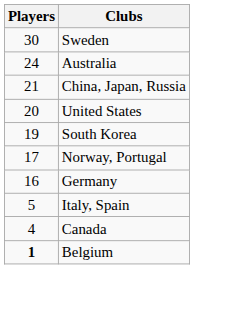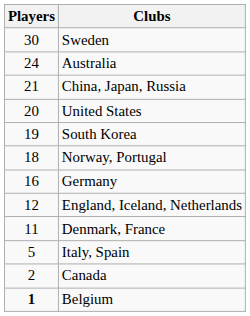(31, 157) 17 -> (31, 157) 18
+ row: (152, 205)
+ row: (114, 228)
(31, 228) 4 -> (31, 275) 2
